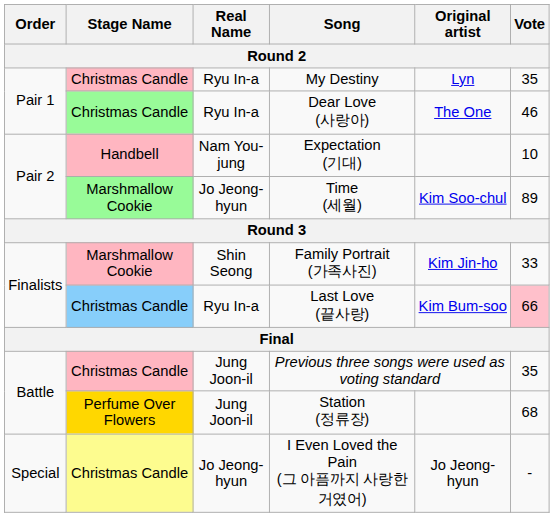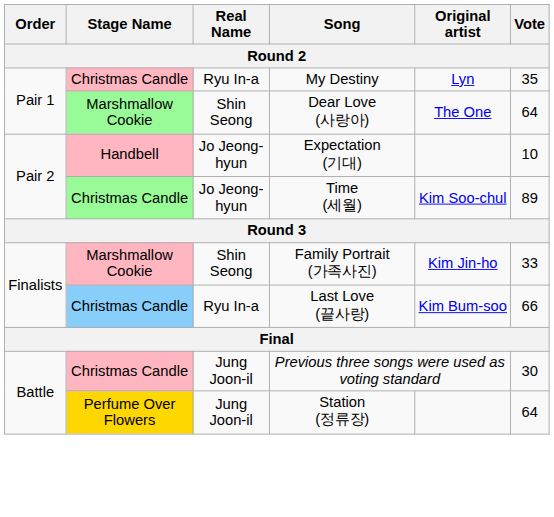(130, 112) Christmas Candle -> (130, 112) Marshmallow Cookie
(231, 112) Ryu In-a -> (231, 112) Shin Seong
(530, 112) 46 -> (530, 112) 64
(231, 155) Nam You-jung -> (231, 155) Jo Jeong-hyun
(130, 197) Marshmallow Cookie -> (130, 197) Christmas Candle
(530, 306) pink background -> (530, 306) no background
(530, 371) 35 -> (530, 371) 30
(530, 412) 68 -> (530, 412) 64
- row: (342, 472)
